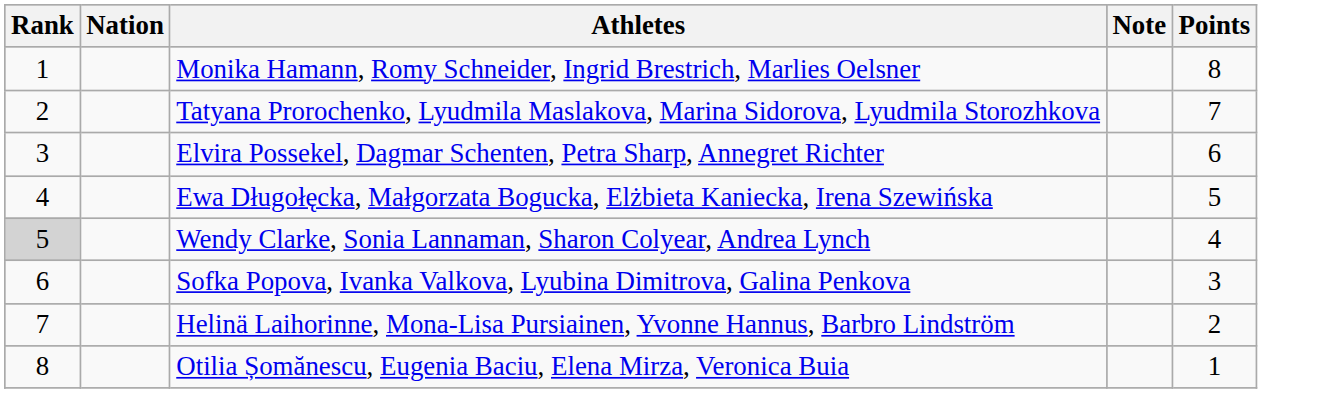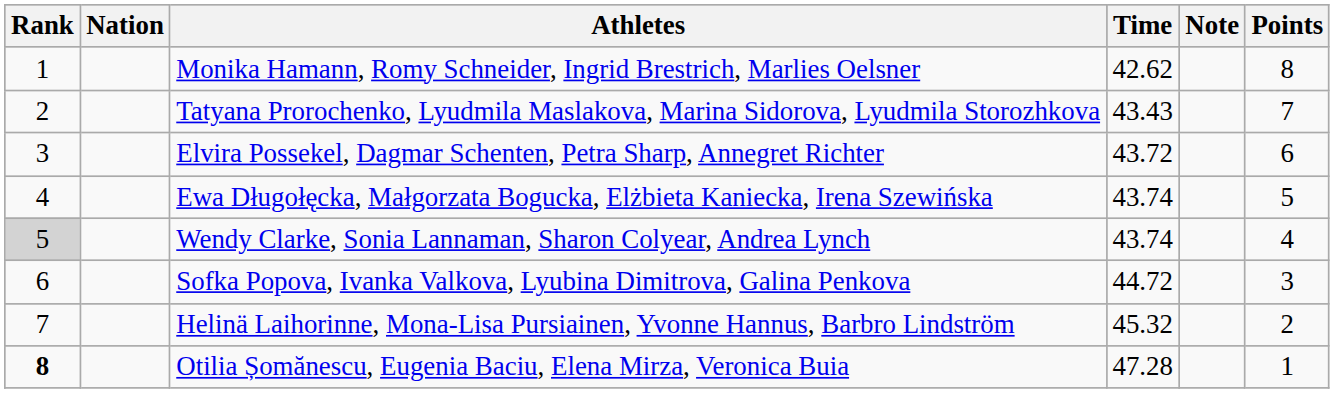+ column: (1143, 25)
(42, 366) normal -> (42, 366) bold
